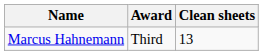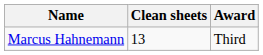columns swapped: (217, 15) <-> (151, 15)
